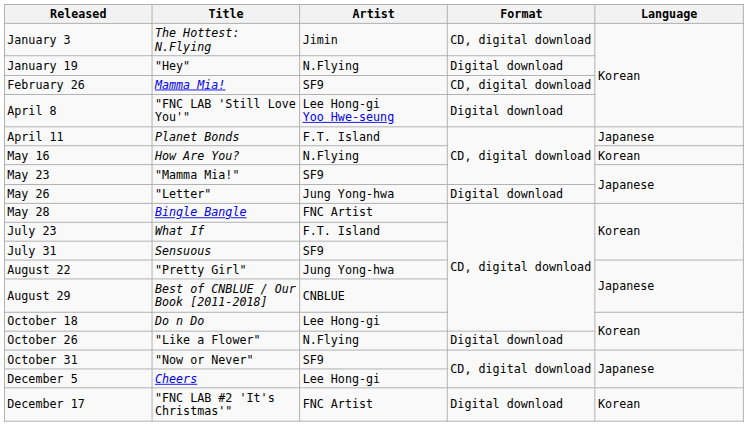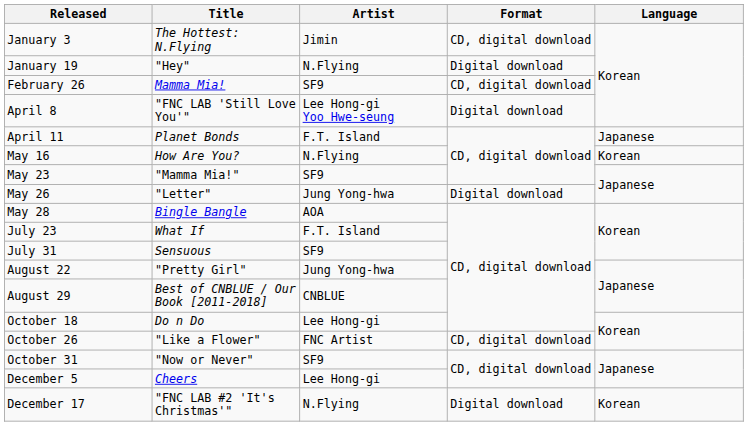(338, 213) FNC Artist -> (313, 213) AOA
(331, 341) N.Flying -> (338, 341) FNC Artist
(507, 341) Digital download -> (521, 341) CD, digital download
(338, 404) FNC Artist -> (331, 404) N.Flying
